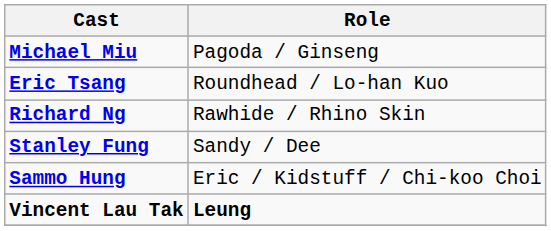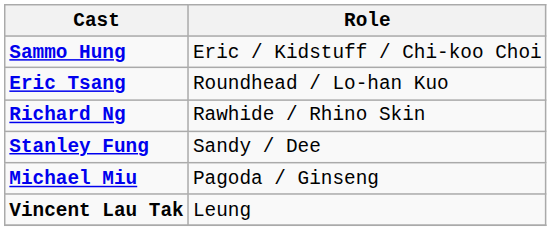rows swapped: (67, 178) <-> (73, 52)
(222, 210) bold -> (222, 210) normal
